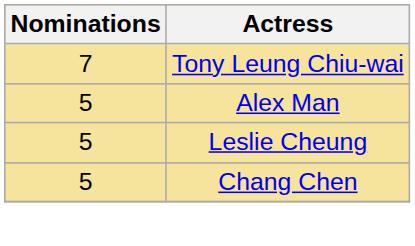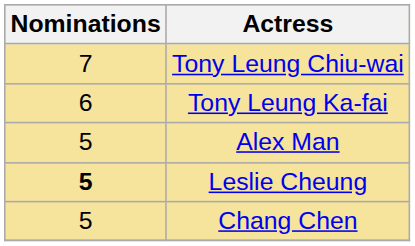+ row: (288, 102)
(86, 142) normal -> (86, 181) bold
